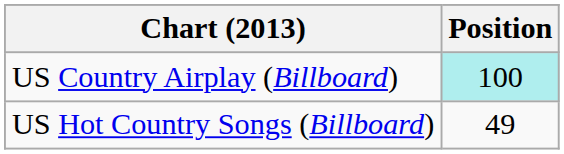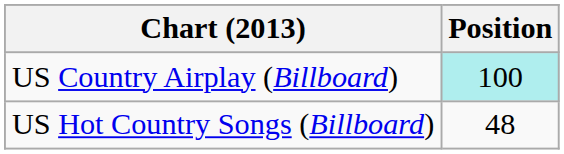(500, 124) 49 -> (500, 124) 48
